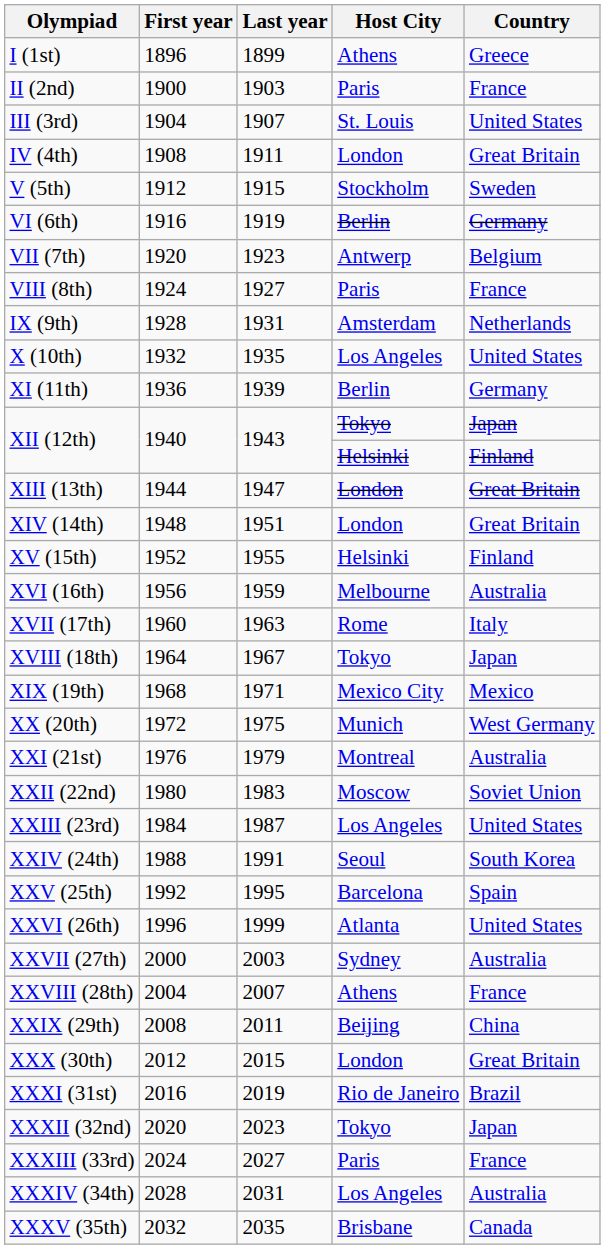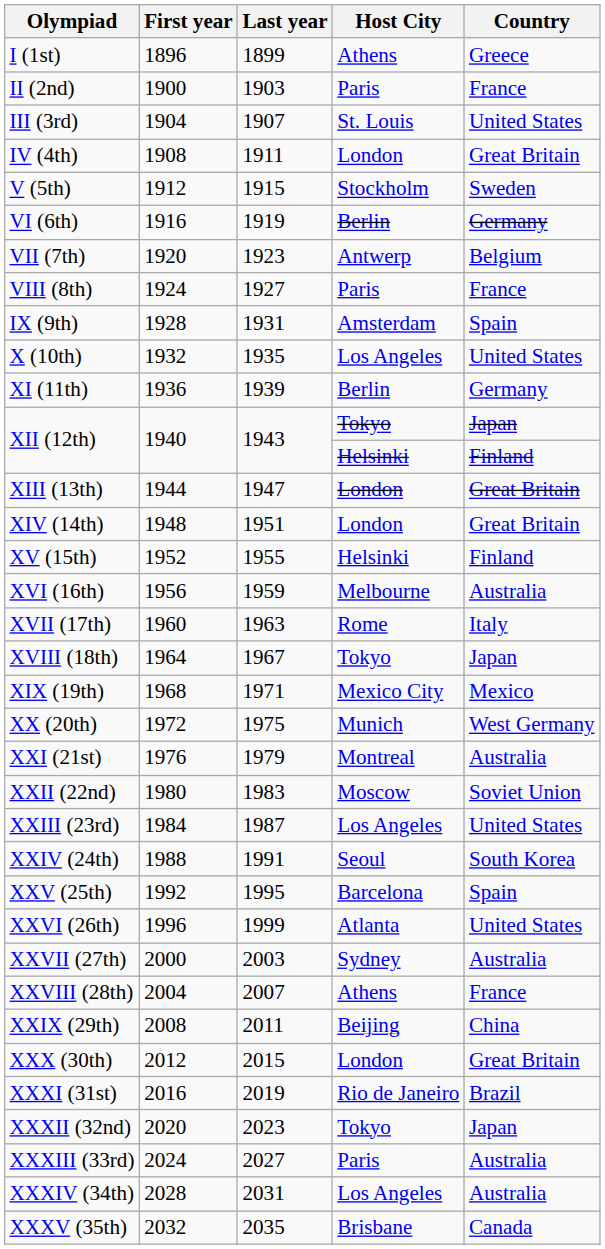(520, 322) Netherlands -> (493, 322) Spain
(498, 1160) France -> (508, 1160) Australia
